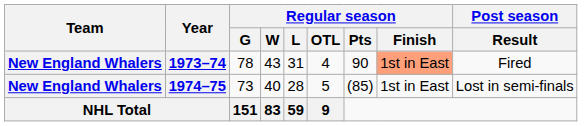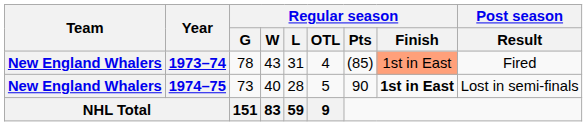(360, 63) 90 -> (360, 63) (85)
(360, 86) (85) -> (360, 86) 90
(415, 86) normal -> (417, 86) bold
